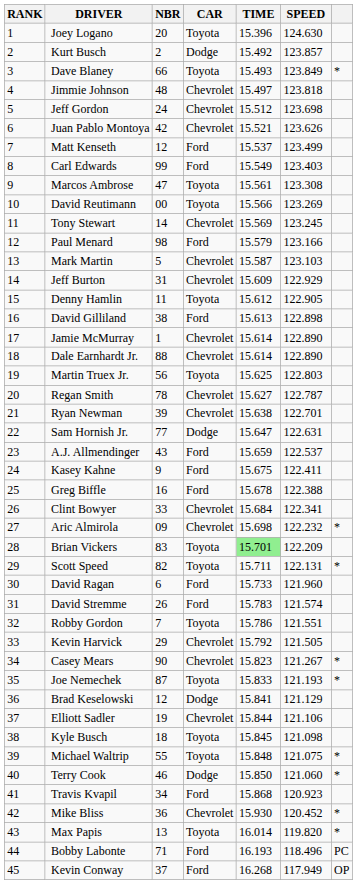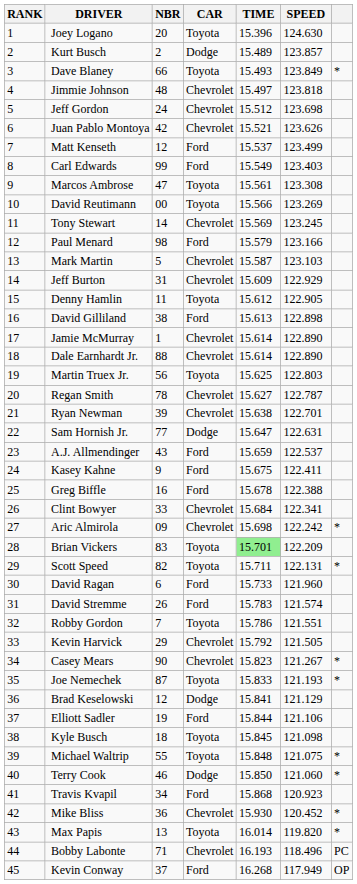(258, 52) 15.492 -> (258, 52) 15.489
(306, 527) 122.232 -> (306, 527) 122.242
(210, 718) Chevrolet -> (197, 718) Ford
(197, 851) Ford -> (210, 851) Chevrolet
